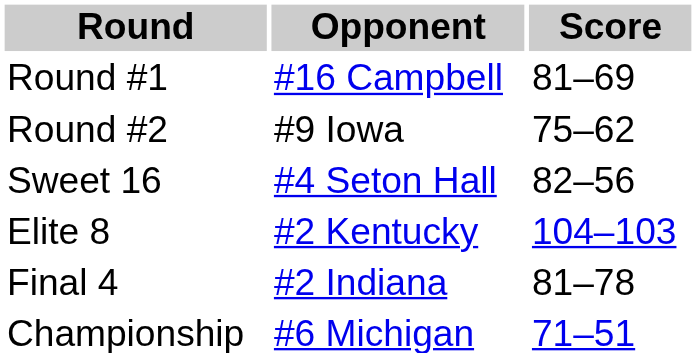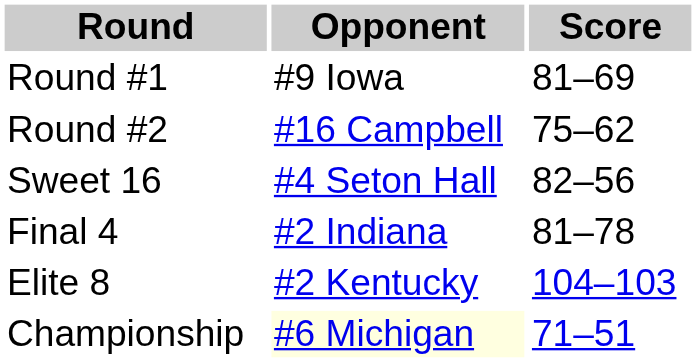(388, 78) #16 Campbell -> (339, 78) #9 Iowa
(339, 129) #9 Iowa -> (388, 129) #16 Campbell
rows swapped: (59, 231) <-> (63, 282)
(374, 333) no background -> (374, 333) lightyellow background
